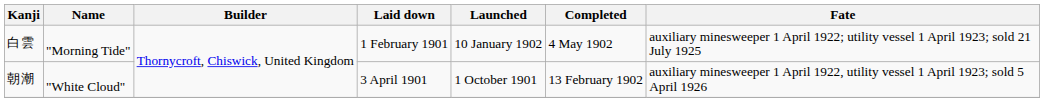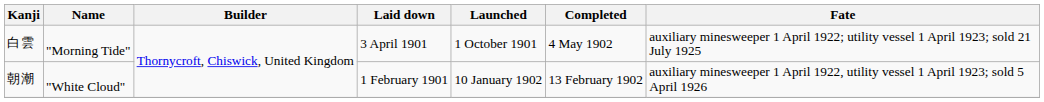(404, 43) 1 February 1901 -> (394, 43) 3 April 1901
(498, 43) 10 January 1902 -> (496, 43) 1 October 1901
(394, 79) 3 April 1901 -> (404, 79) 1 February 1901
(496, 79) 1 October 1901 -> (498, 79) 10 January 1902
